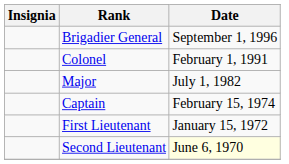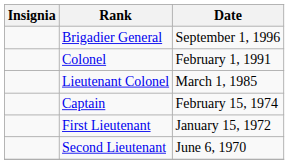+ row: (116, 81)
- row: (79, 81)
(208, 147) lightyellow background -> (211, 147) no background
